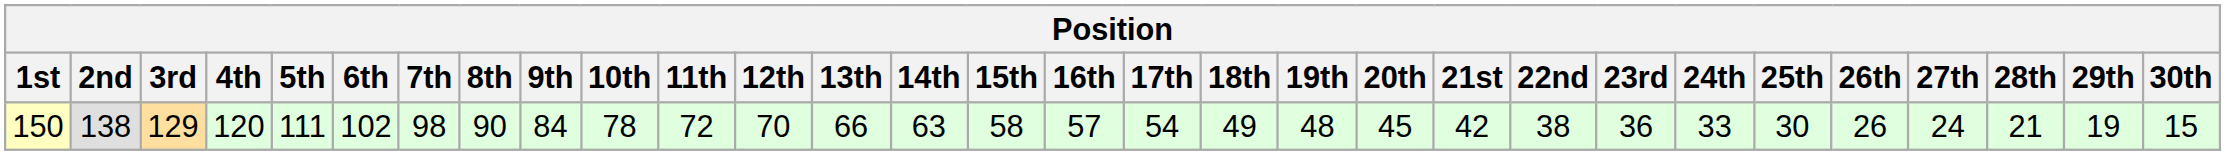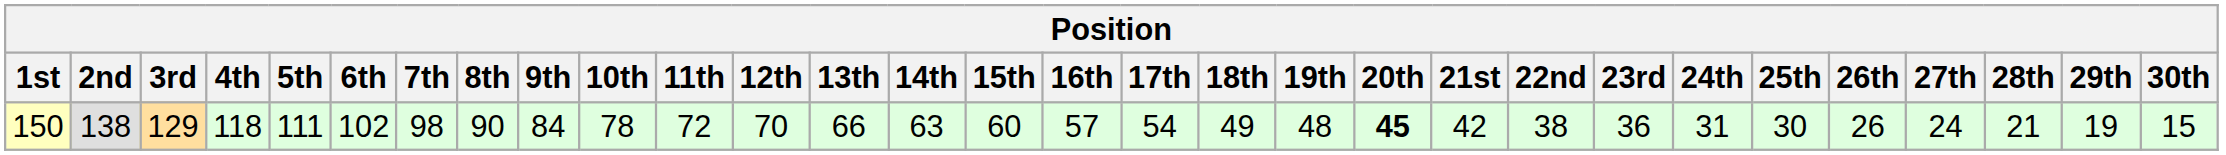(239, 126) 120 -> (238, 126) 118
(1007, 126) 58 -> (1004, 126) 60
(1395, 126) normal -> (1393, 126) bold
(1715, 126) 33 -> (1712, 126) 31
